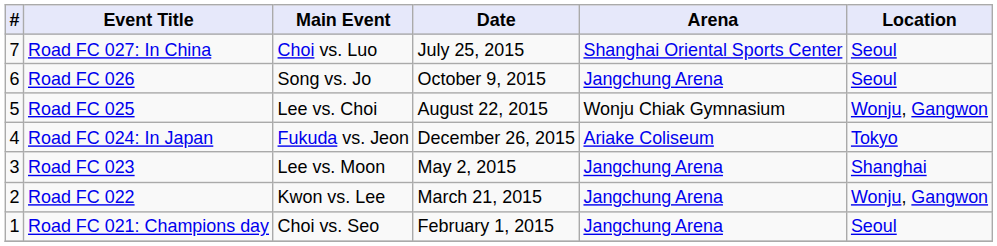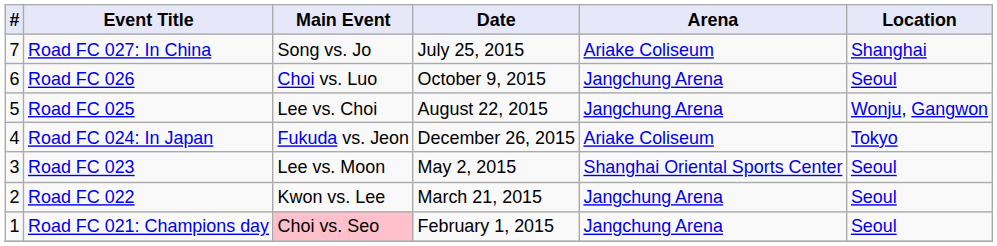(327, 49) Choi vs. Luo -> (324, 49) Song vs. Jo
(713, 49) Shanghai Oriental Sports Center -> (649, 49) Ariake Coliseum
(874, 49) Seoul -> (889, 49) Shanghai
(324, 78) Song vs. Jo -> (327, 78) Choi vs. Luo
(684, 108) Wonju Chiak Gymnasium -> (653, 108) Jangchung Arena
(653, 167) Jangchung Arena -> (713, 167) Shanghai Oriental Sports Center
(889, 167) Shanghai -> (874, 167) Seoul
(919, 196) Wonju, Gangwon -> (874, 196) Seoul
(328, 226) no background -> (328, 226) pink background
